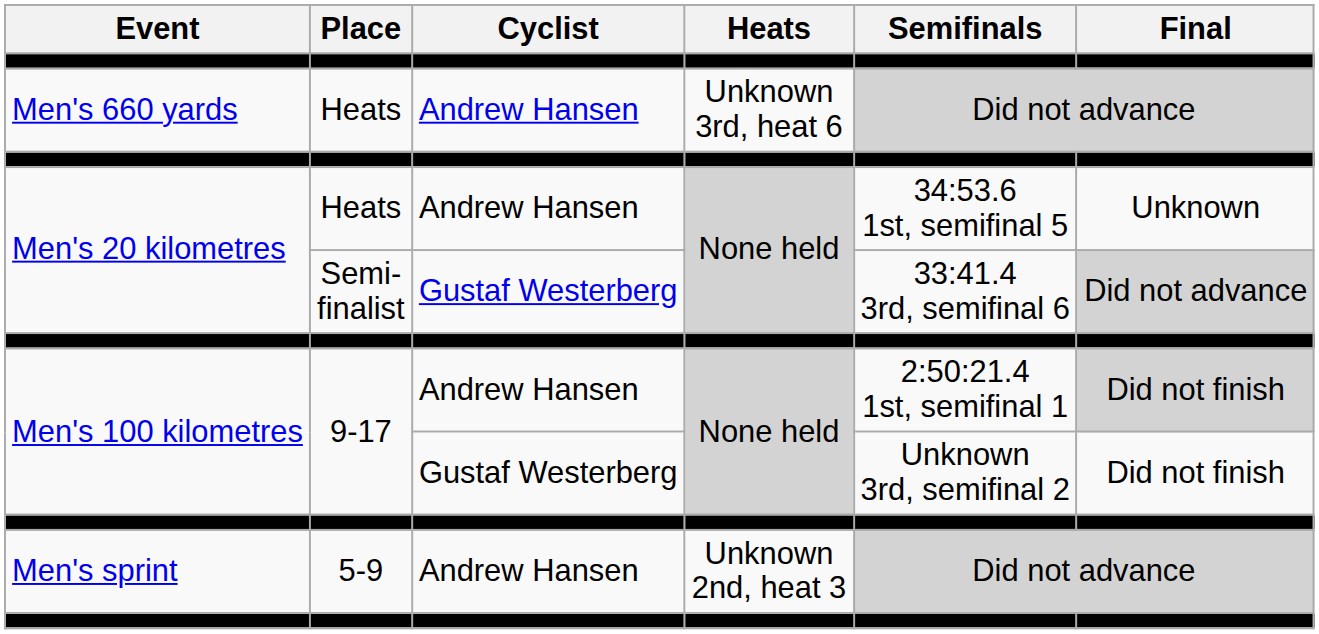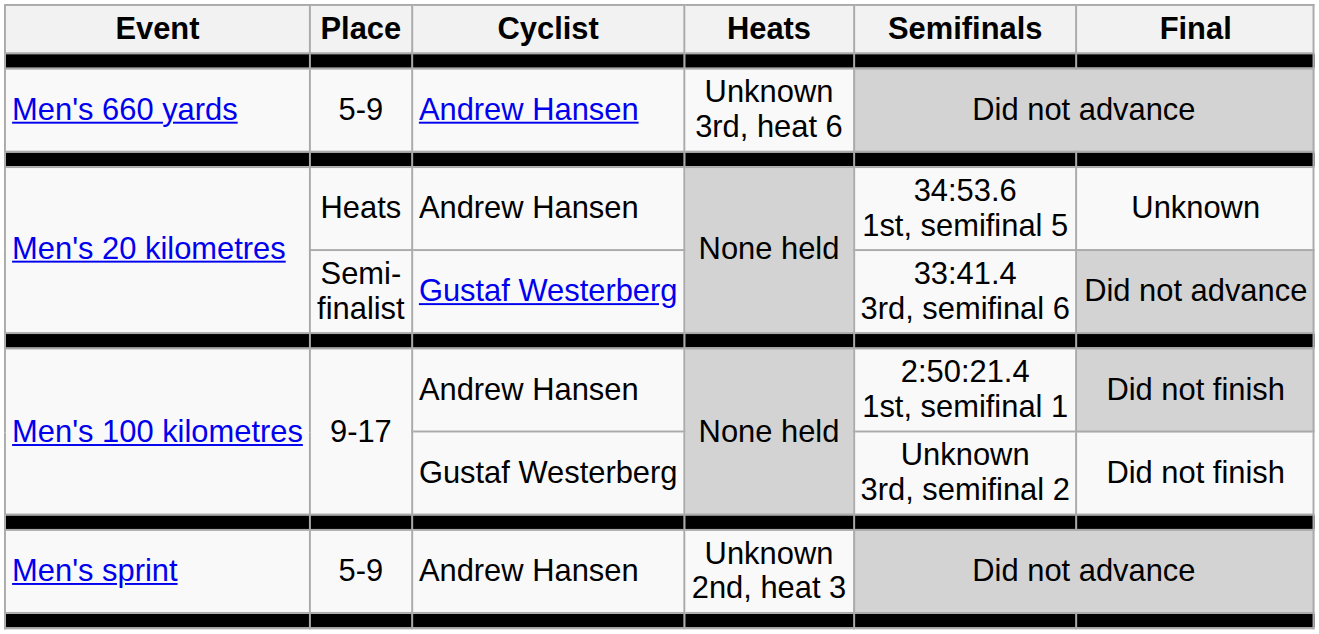(361, 109) Heats -> (361, 109) 5-9
